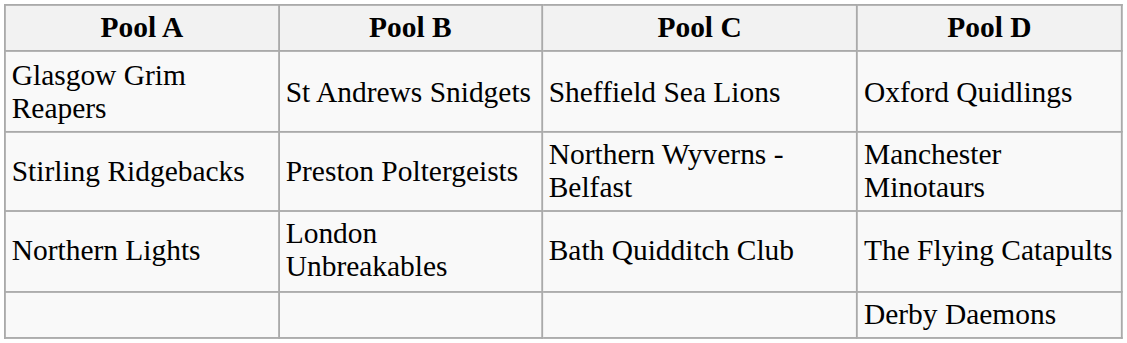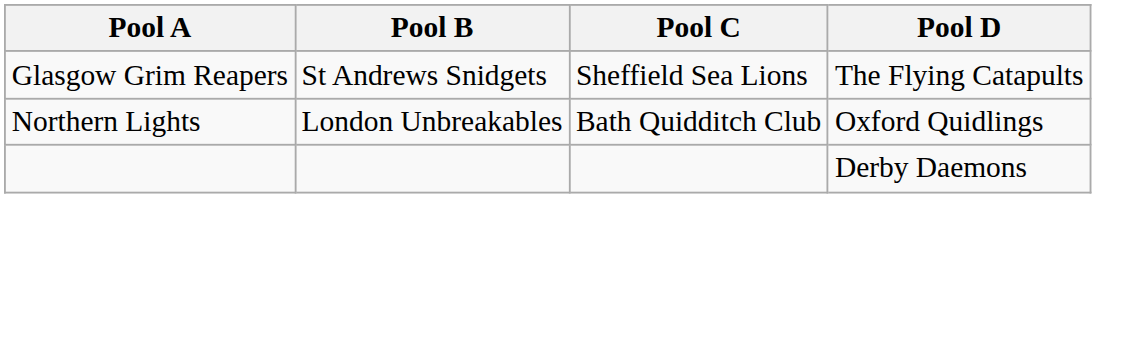(968, 91) Oxford Quidlings -> (959, 74) The Flying Catapults
- row: (128, 170)
(988, 250) The Flying Catapults -> (939, 121) Oxford Quidlings
